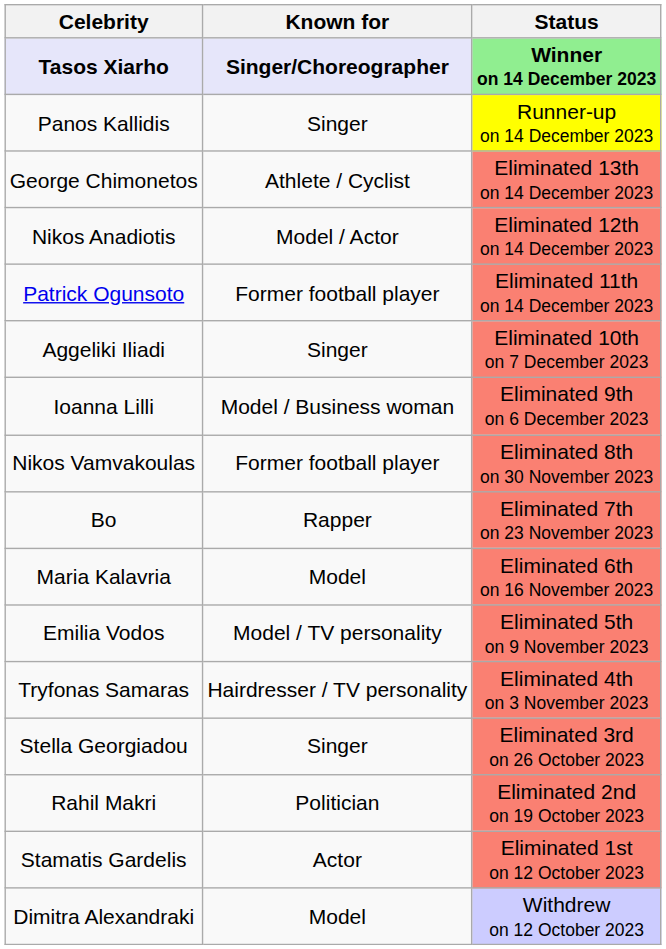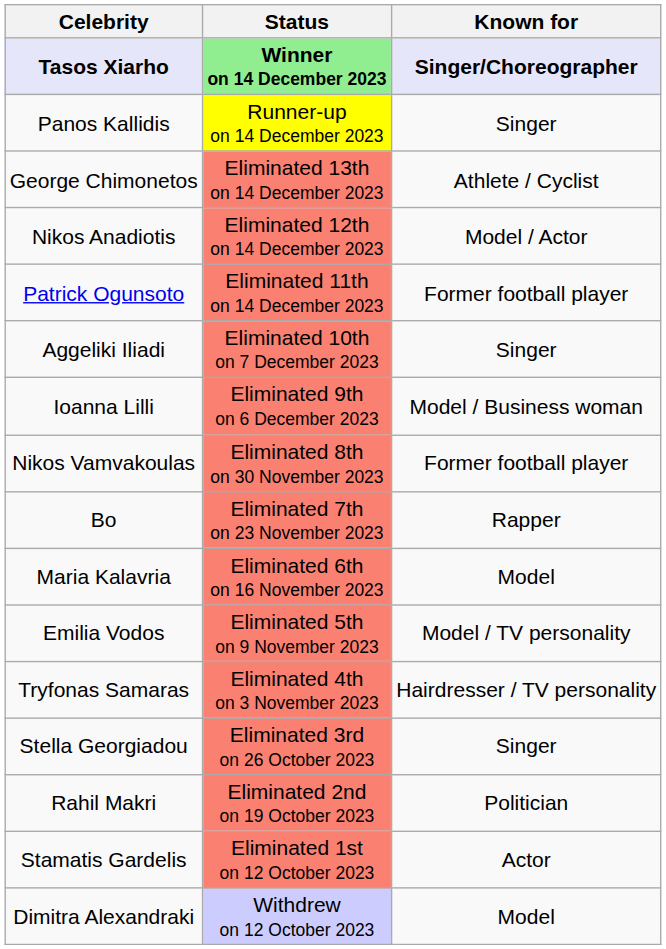columns swapped: (337, 21) <-> (567, 21)
